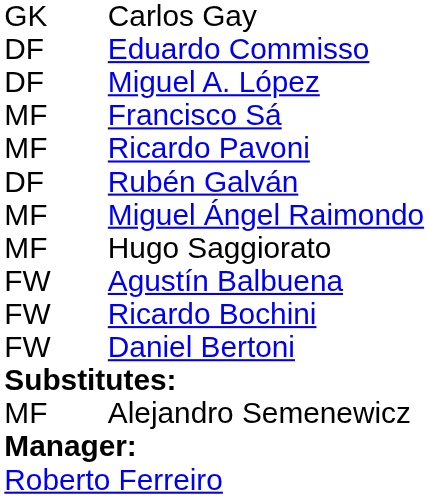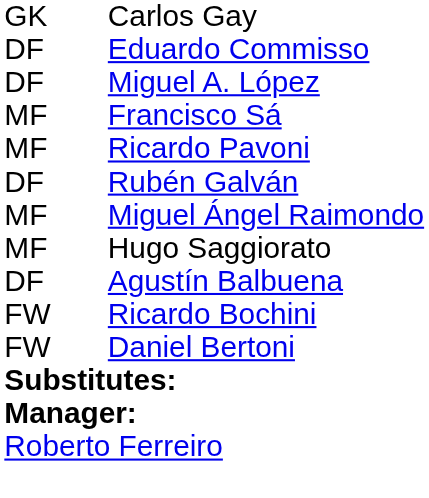(27, 281) FW -> (24, 281) DF
- row: (259, 413)
